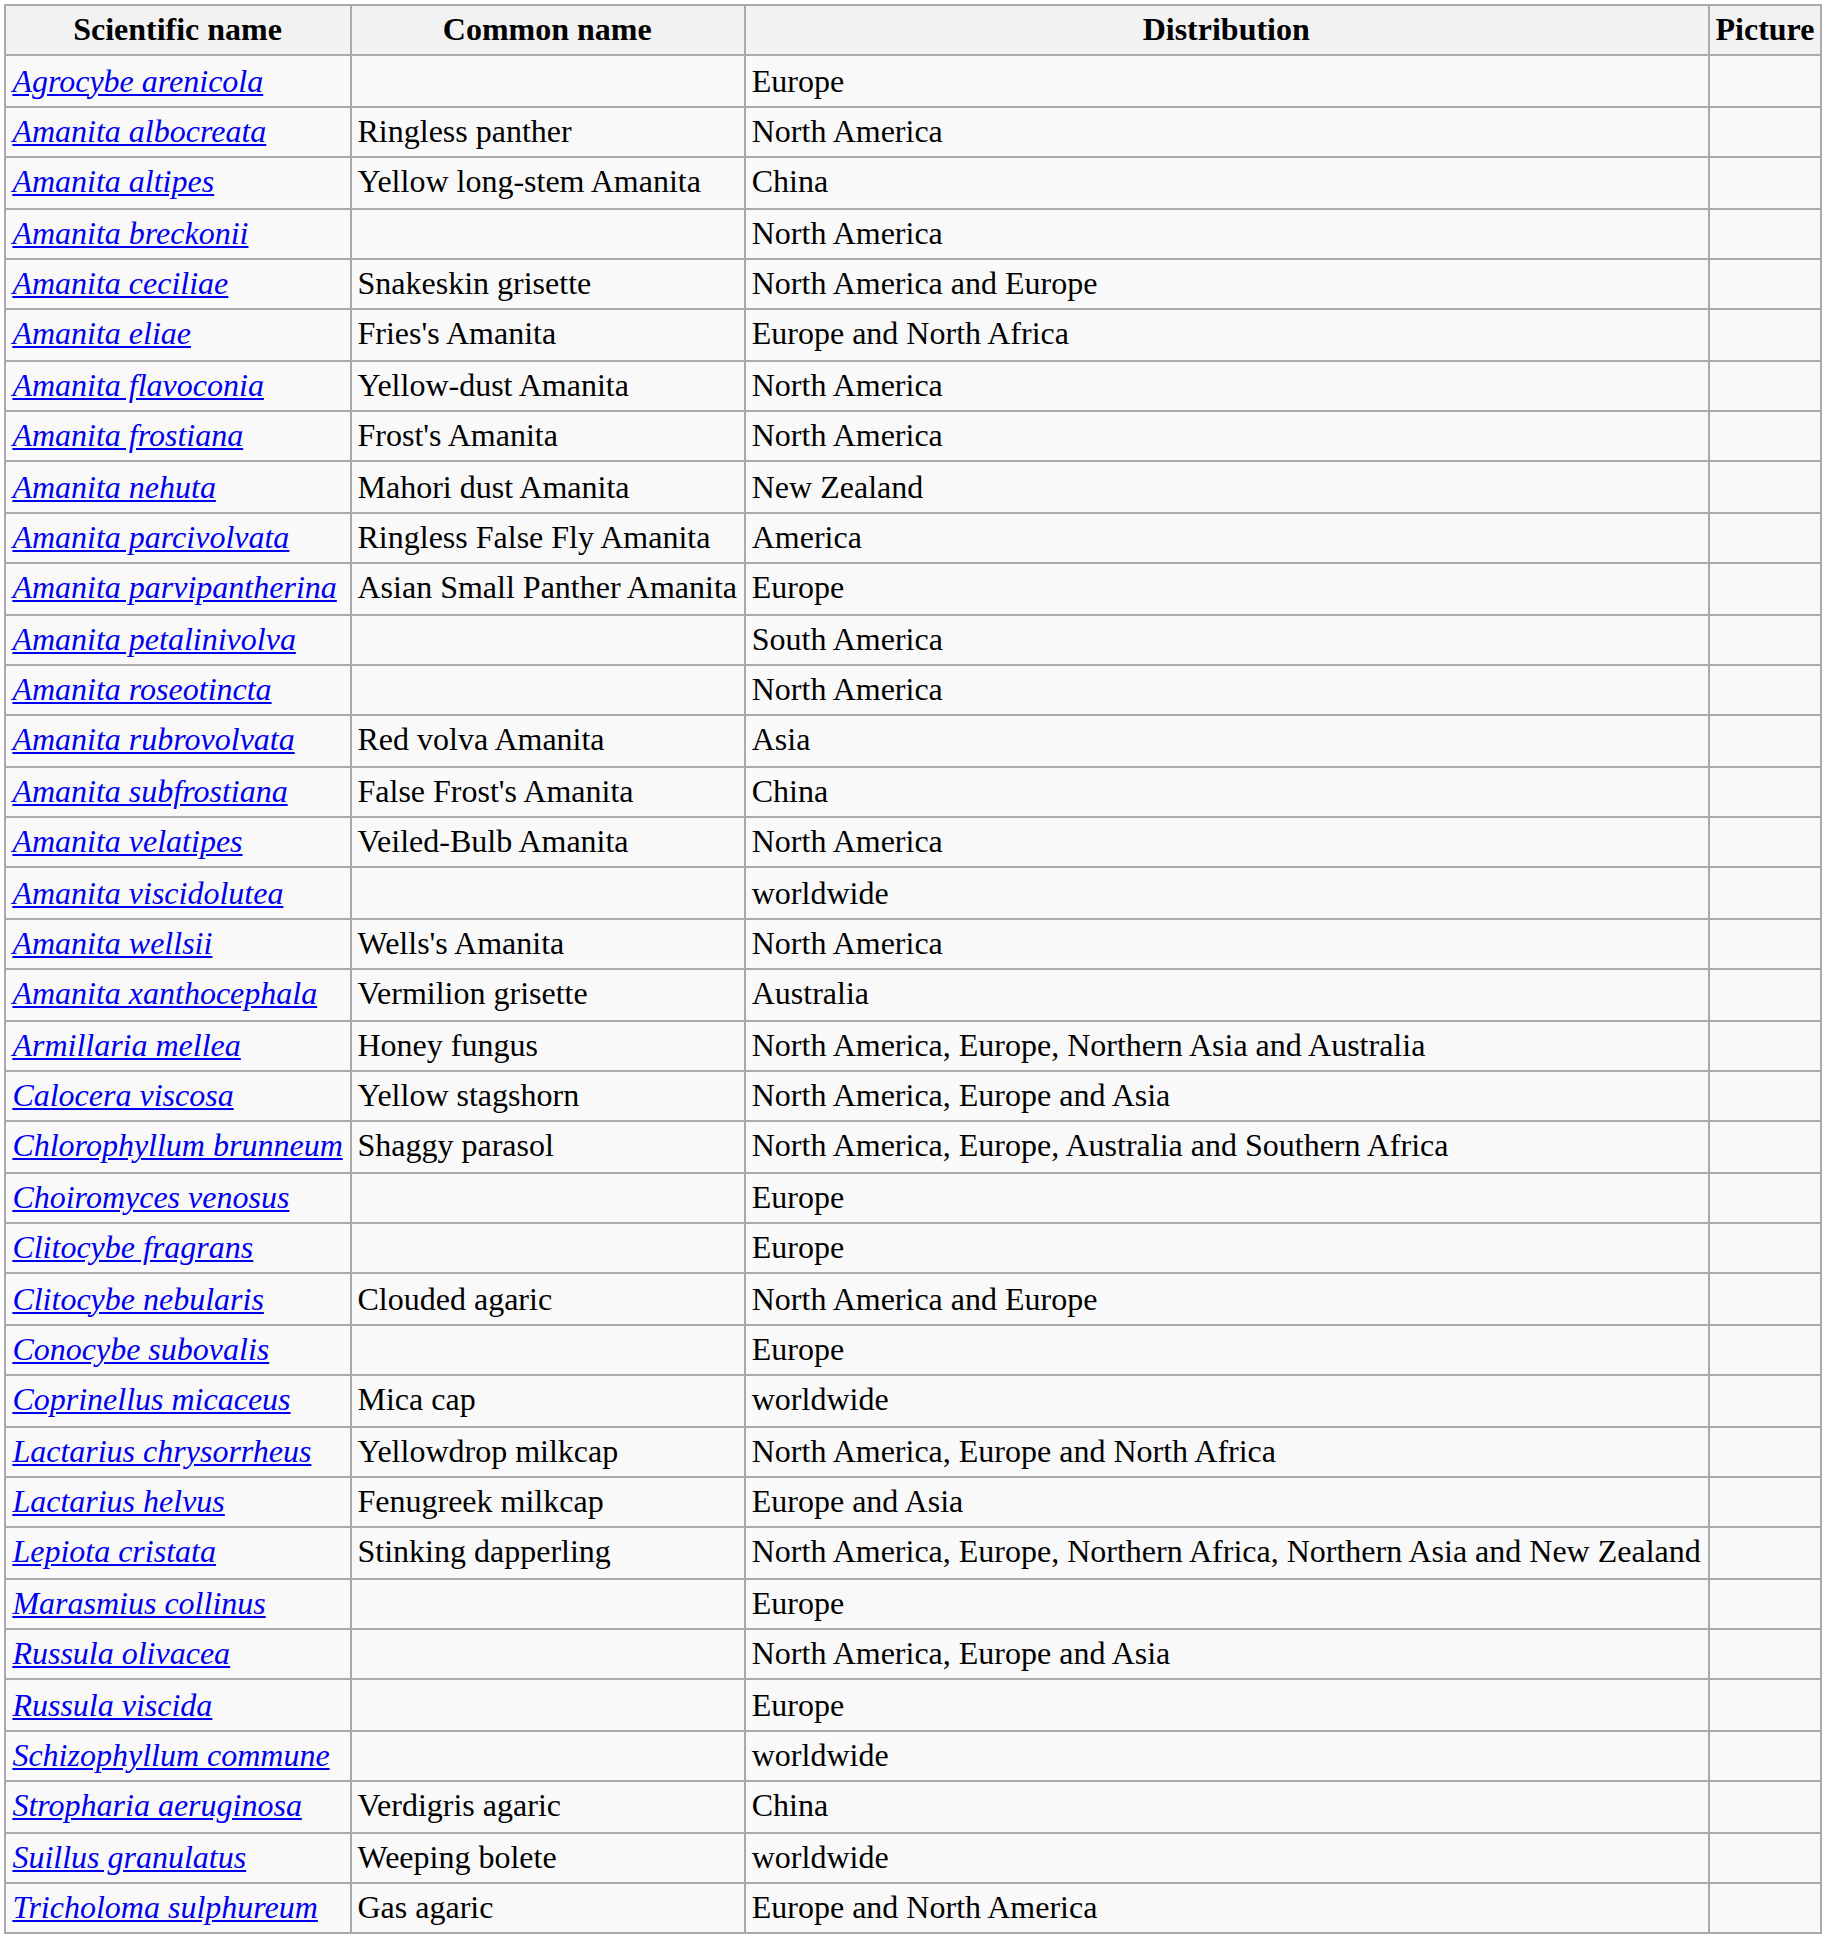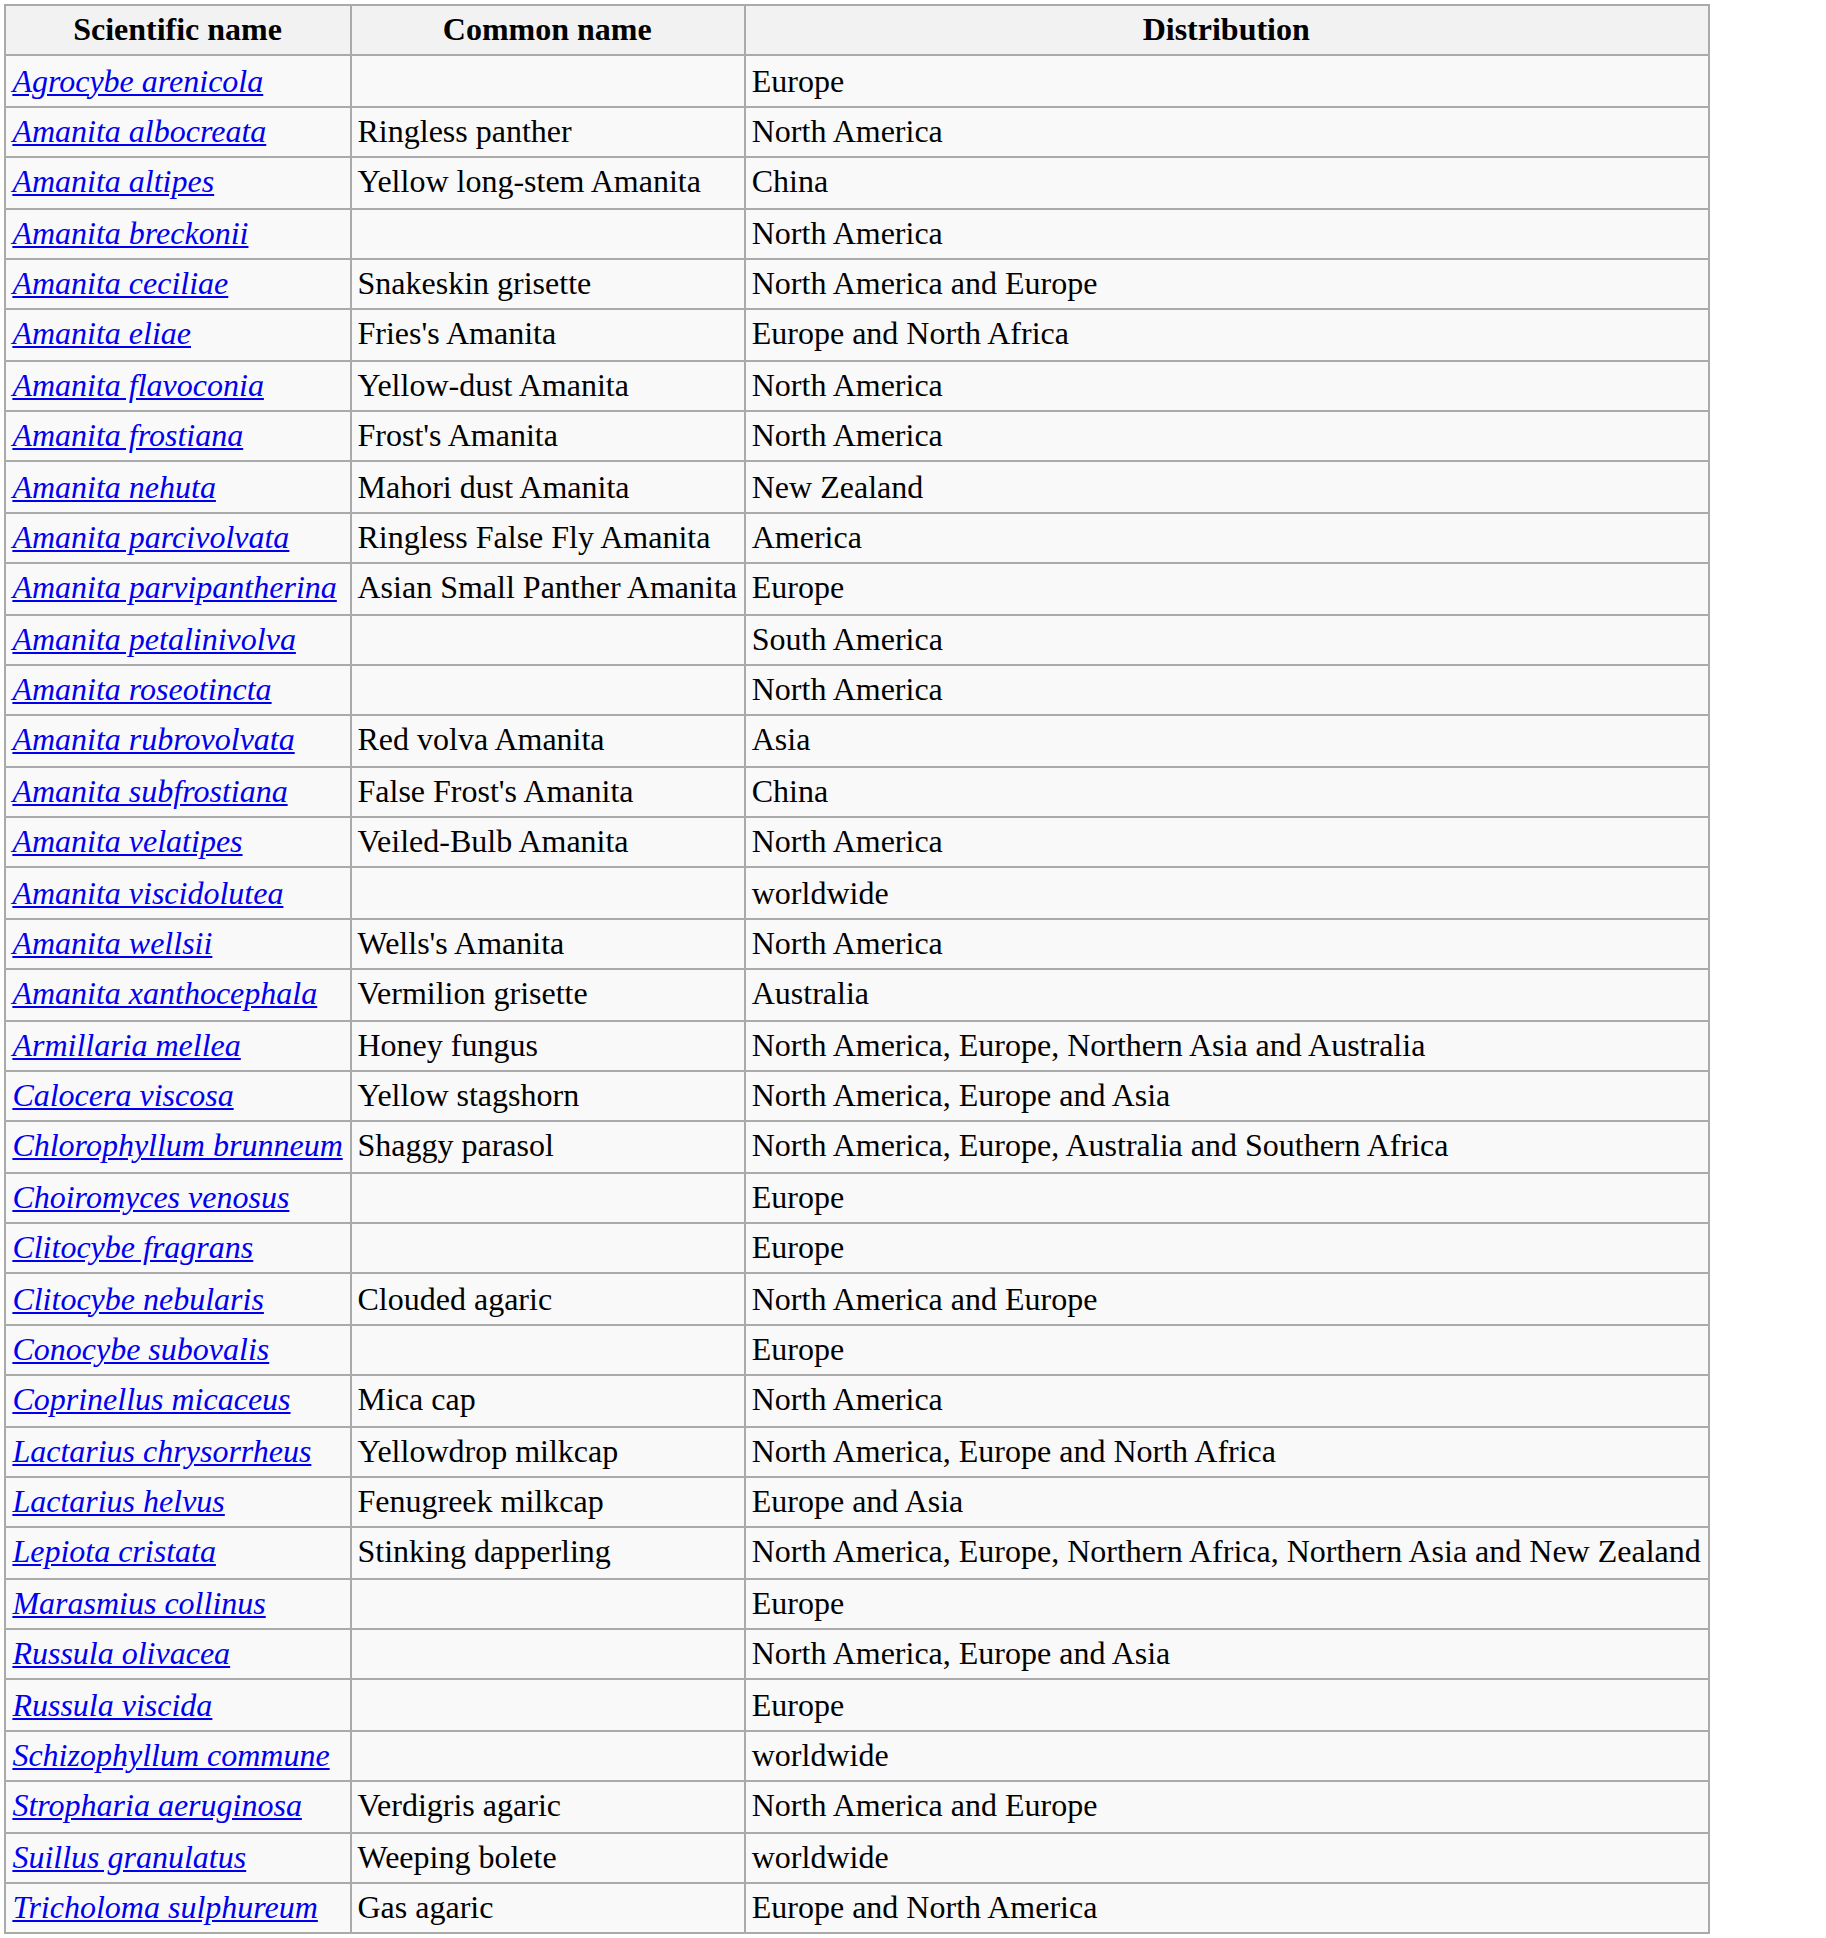- column: (1765, 29)
(820, 1400) worldwide -> (847, 1400) North America
(790, 1806) China -> (925, 1806) North America and Europe
